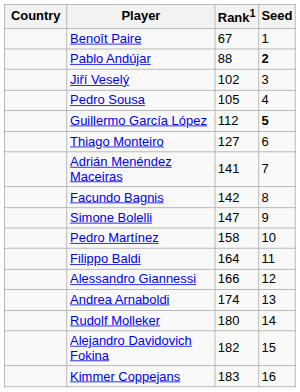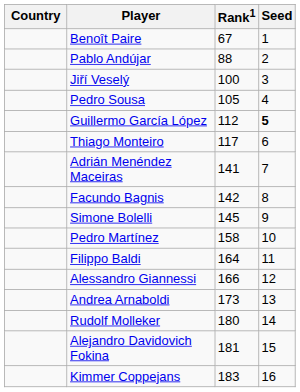(265, 59) bold -> (265, 59) normal
(229, 79) 102 -> (229, 79) 100
(229, 141) 127 -> (228, 141) 117
(229, 217) 147 -> (229, 217) 145
(229, 300) 174 -> (229, 300) 173
(229, 348) 182 -> (229, 348) 181
